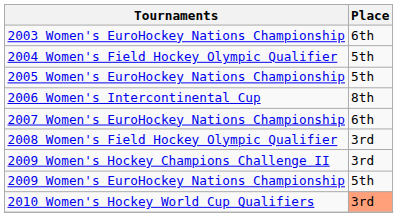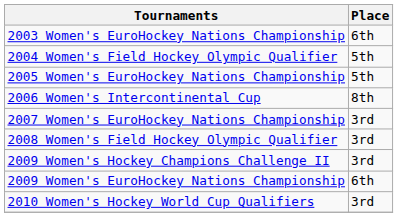(363, 119) 6th -> (363, 119) 3rd
(363, 181) 5th -> (363, 181) 6th
(363, 202) lightsalmon background -> (363, 202) no background
